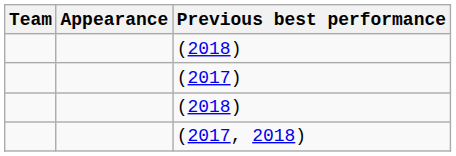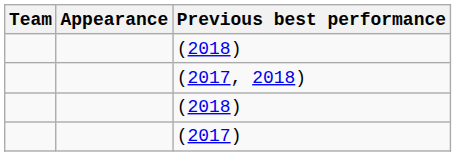rows swapped: (31, 78) <-> (31, 136)
